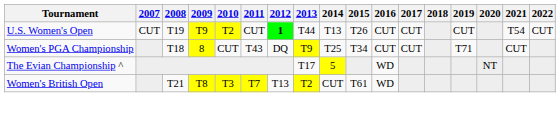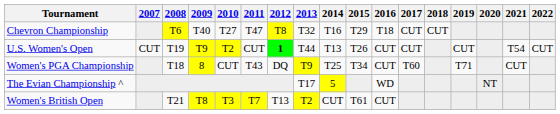+ row: (57, 31)
(411, 48) CUT -> (411, 66) T60
(385, 83) WD -> (385, 101) CUT
